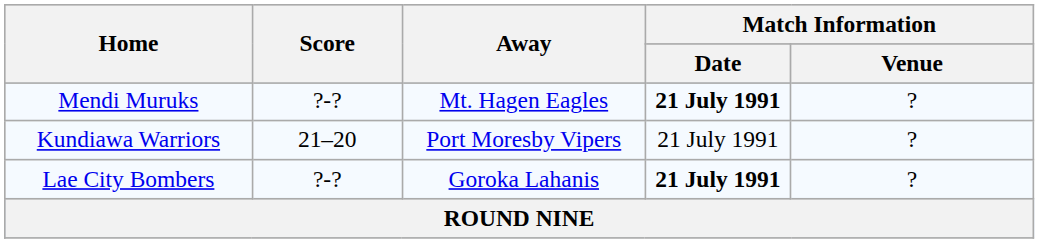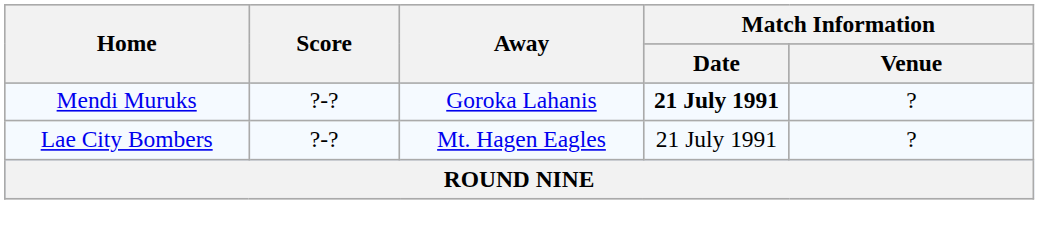(524, 101) Mt. Hagen Eagles -> (521, 101) Goroka Lahanis
- row: (128, 140)
(524, 179) Goroka Lahanis -> (521, 140) Mt. Hagen Eagles
(718, 179) bold -> (716, 140) normal
